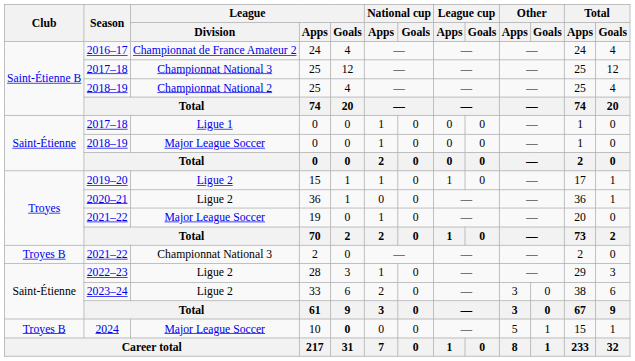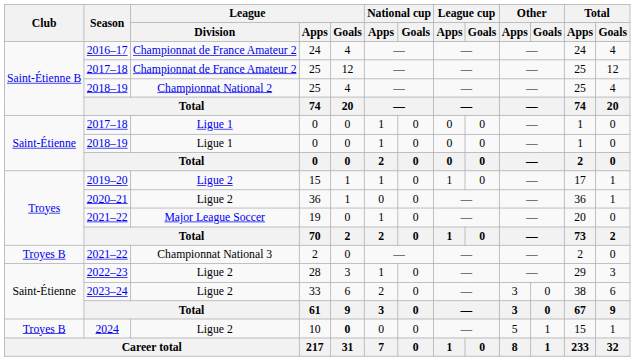(215, 69) Championnat National 3 -> (215, 69) Championnat de France Amateur 2
(215, 143) Major League Soccer -> (215, 143) Ligue 1
(215, 328) Major League Soccer -> (215, 328) Ligue 2
